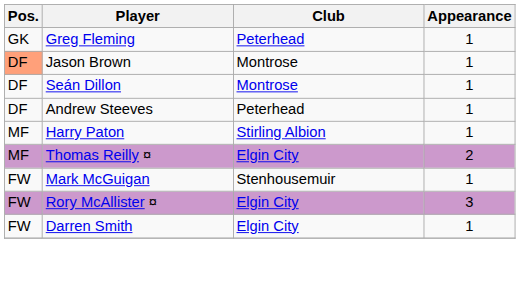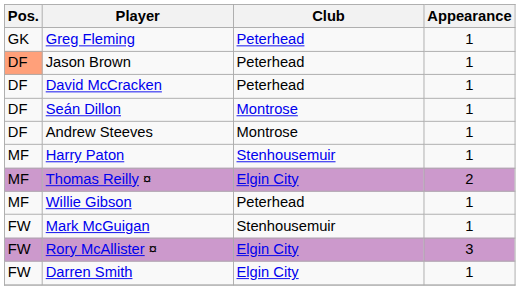(267, 62) Montrose -> (270, 62) Peterhead
+ row: (104, 86)
(270, 109) Peterhead -> (267, 132) Montrose
(281, 132) Stirling Albion -> (286, 156) Stenhousemuir
+ row: (89, 202)
